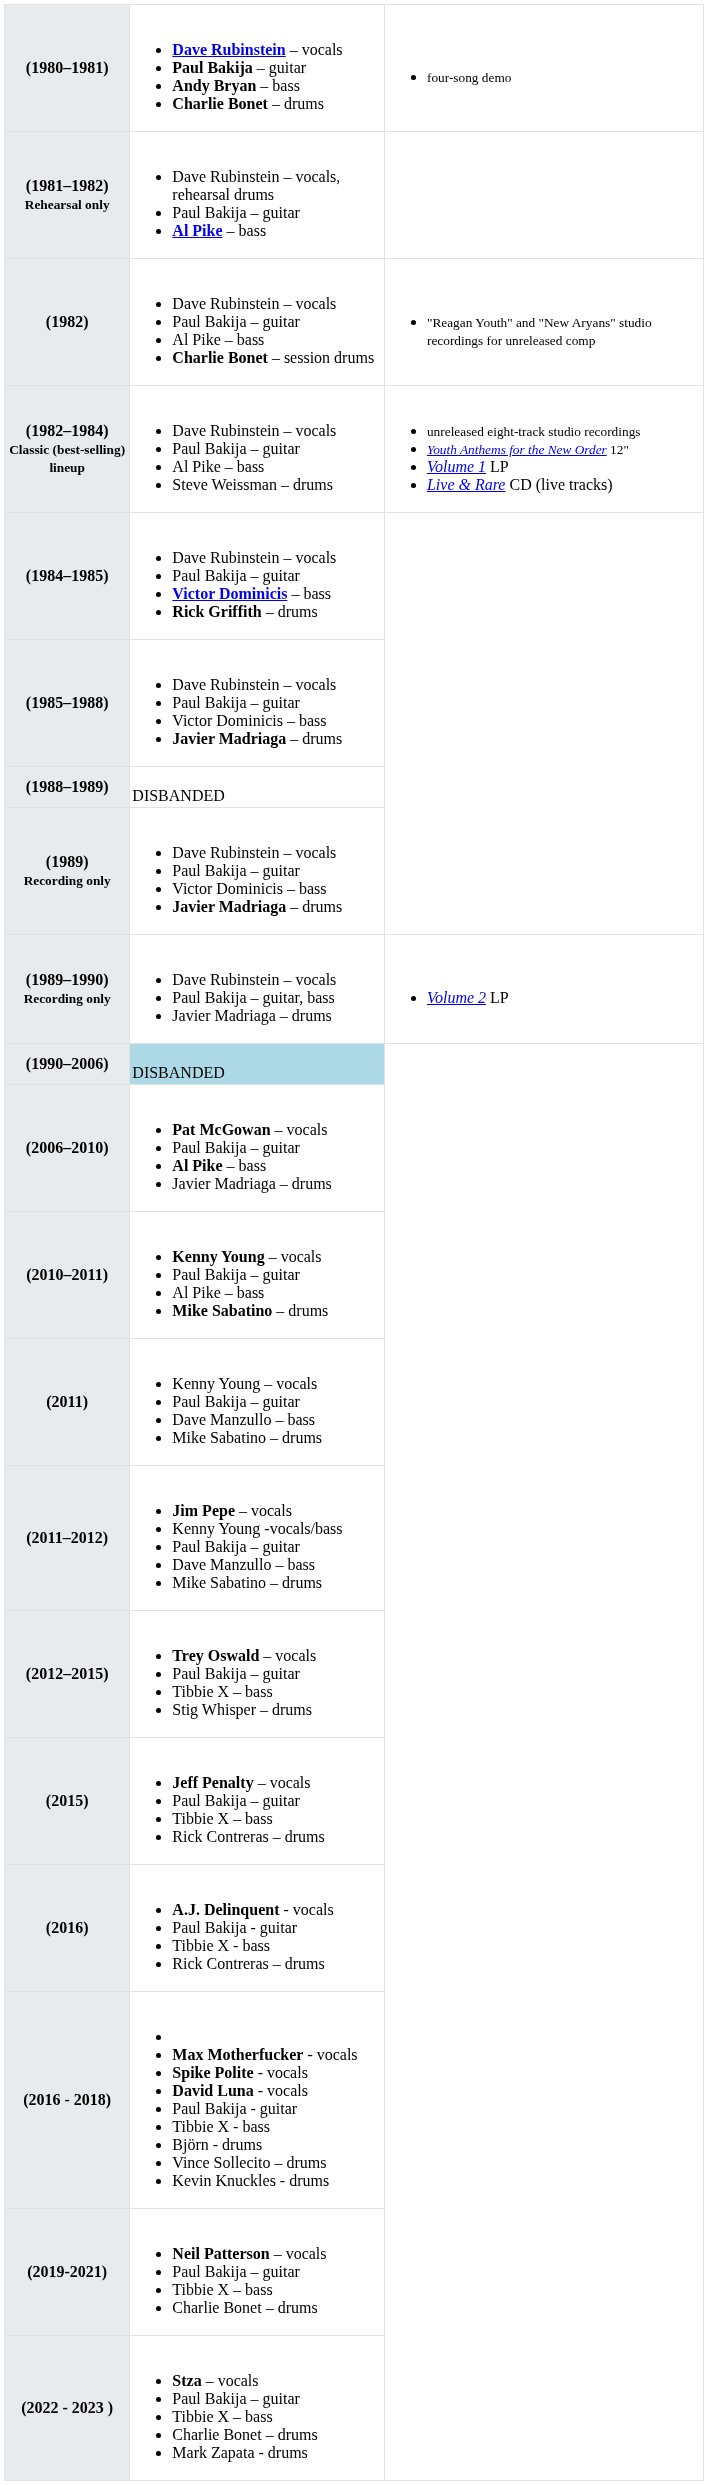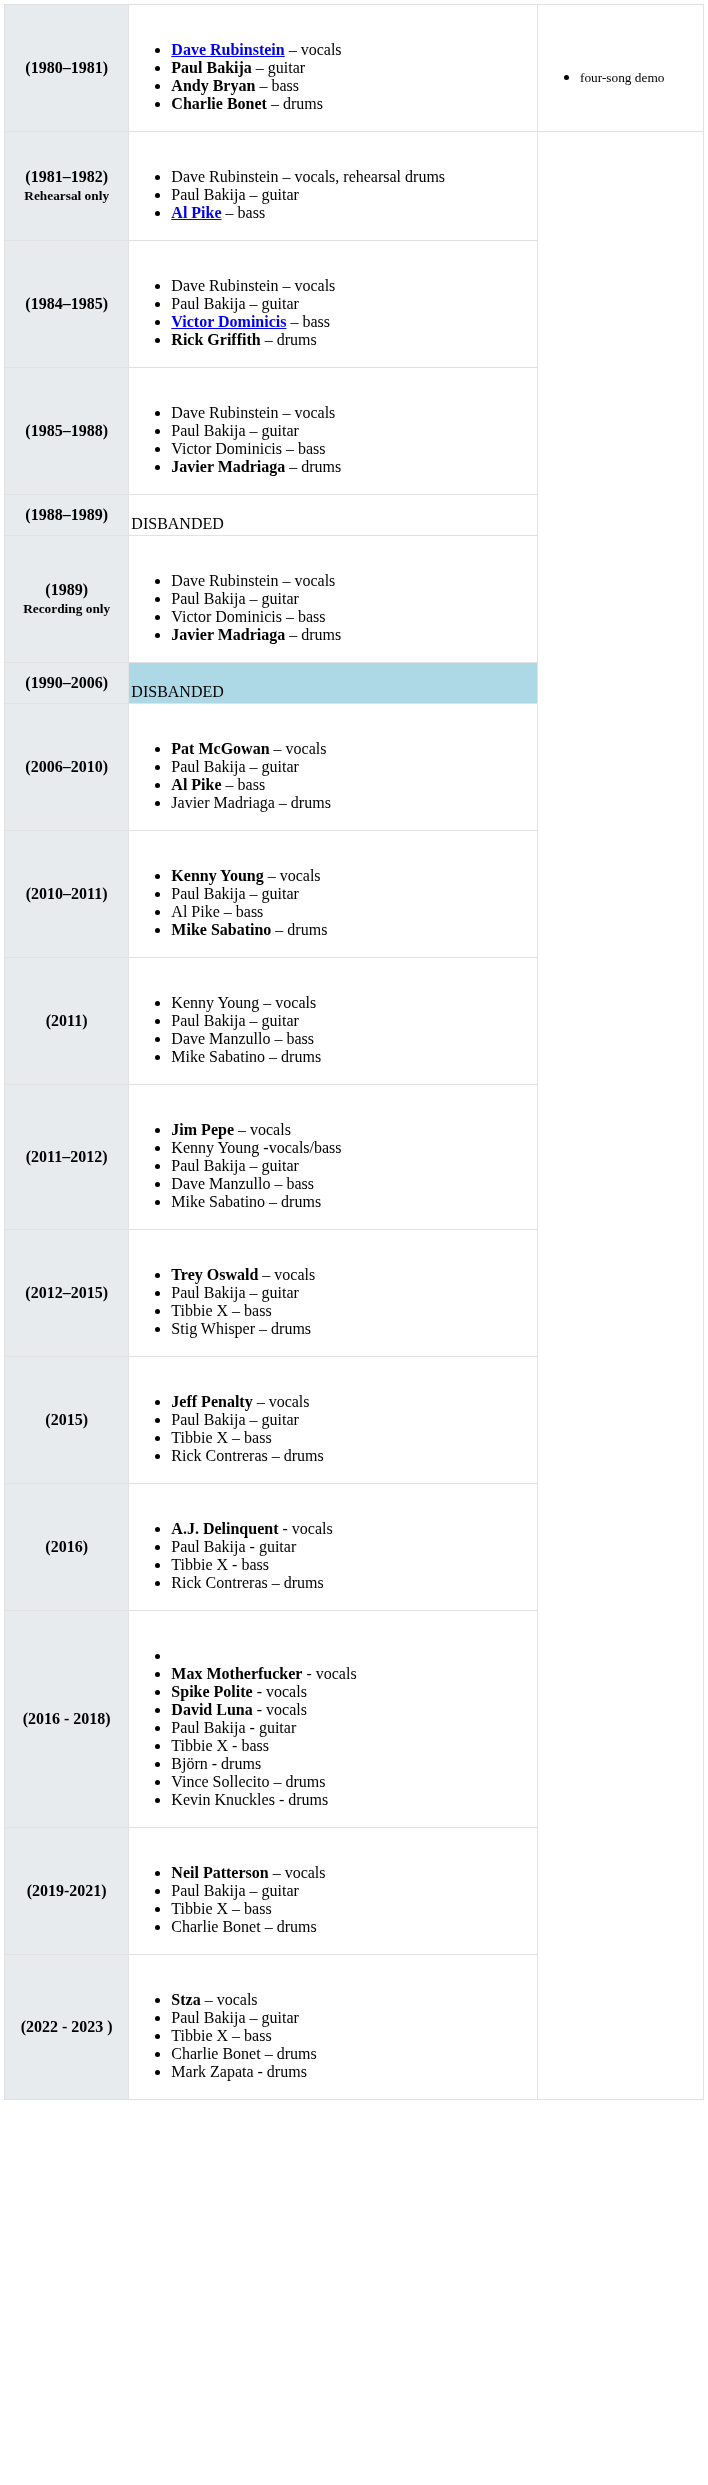- row: (67, 322)
- row: (67, 448)
- row: (67, 988)
